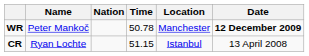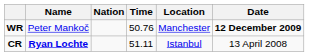(141, 28) 50.78 -> (141, 28) 50.76
(58, 43) normal -> (58, 43) bold
(141, 43) 51.15 -> (141, 43) 51.11
